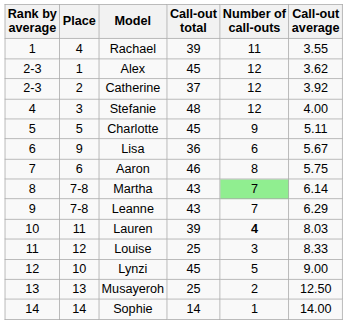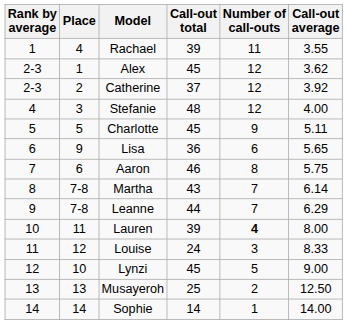(316, 149) 5.67 -> (316, 149) 5.65
(254, 189) lightgreen background -> (254, 189) no background
(193, 209) 43 -> (193, 209) 44
(316, 229) 8.03 -> (316, 229) 8.00
(193, 249) 25 -> (193, 249) 24
